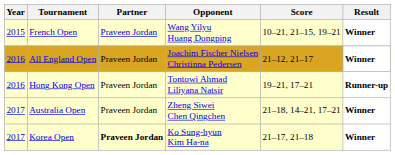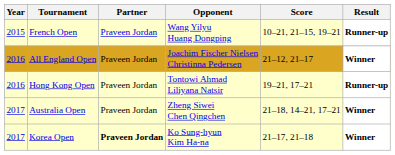(360, 33) Winner -> (367, 33) Runner-up
